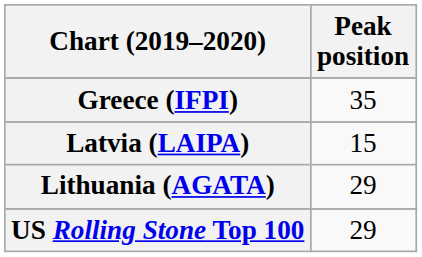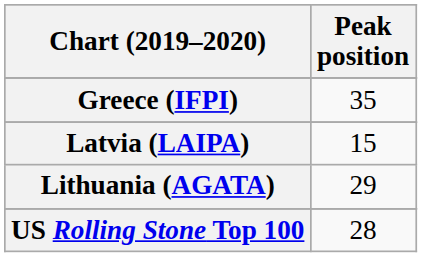(363, 229) 29 -> (363, 229) 28
